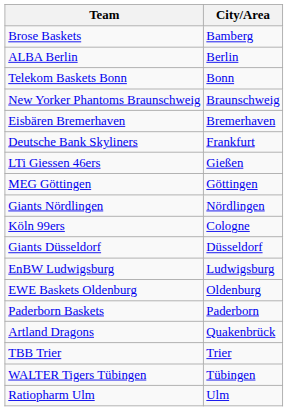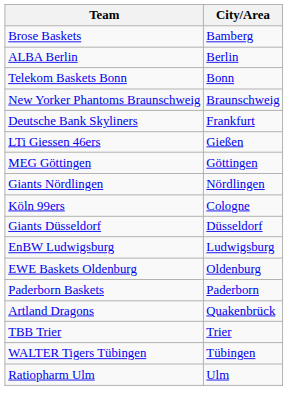- row: (67, 121)
